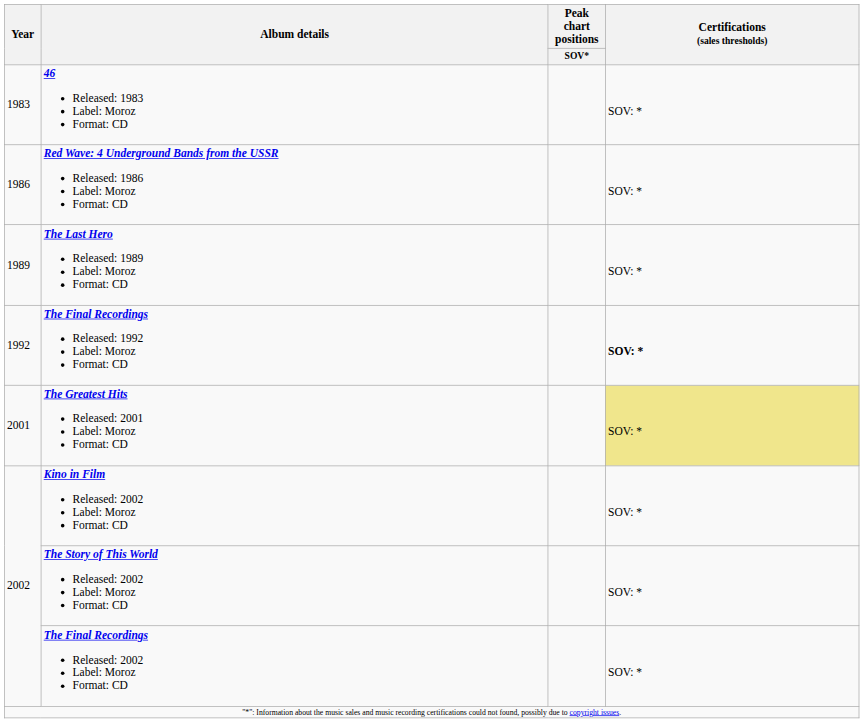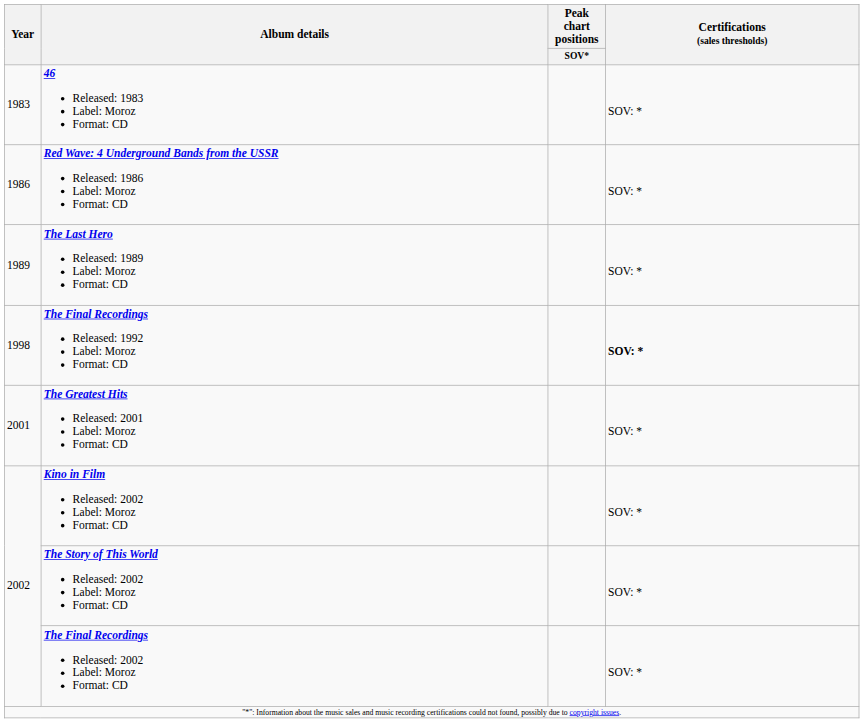(19, 345) 1992 -> (19, 345) 1998
(625, 432) khaki background -> (625, 432) no background
